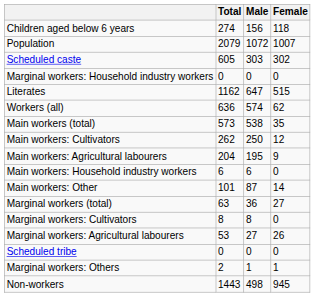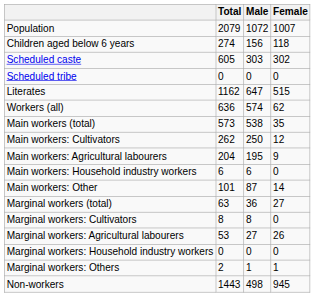rows swapped: (30, 44) <-> (71, 28)
rows swapped: (42, 252) <-> (110, 76)
